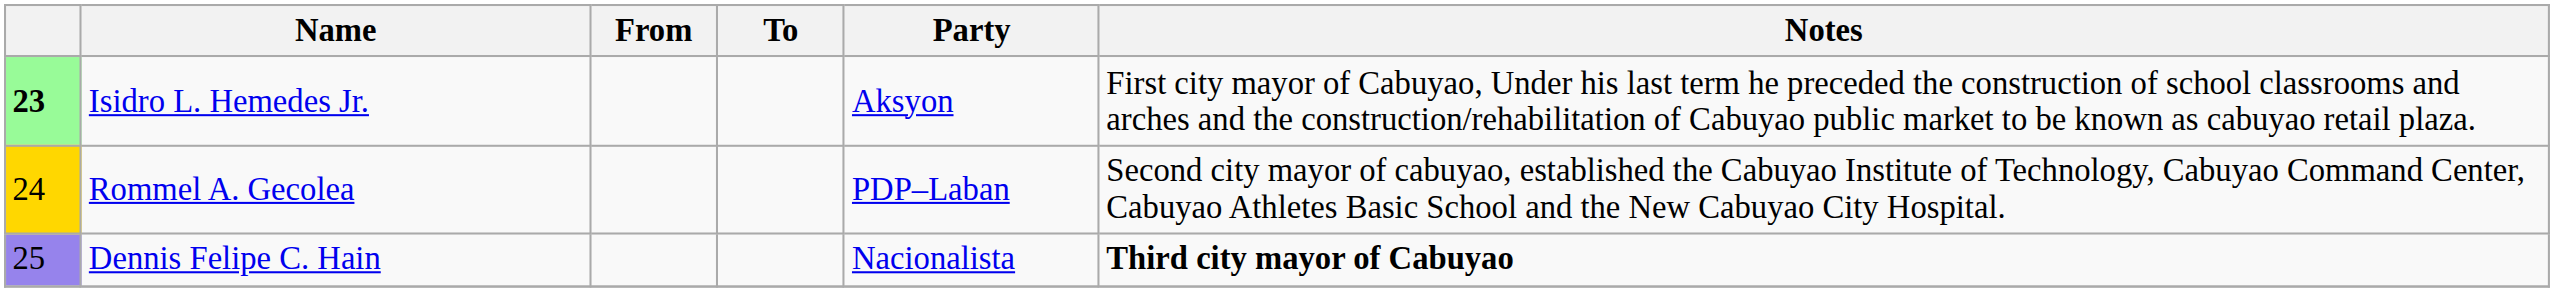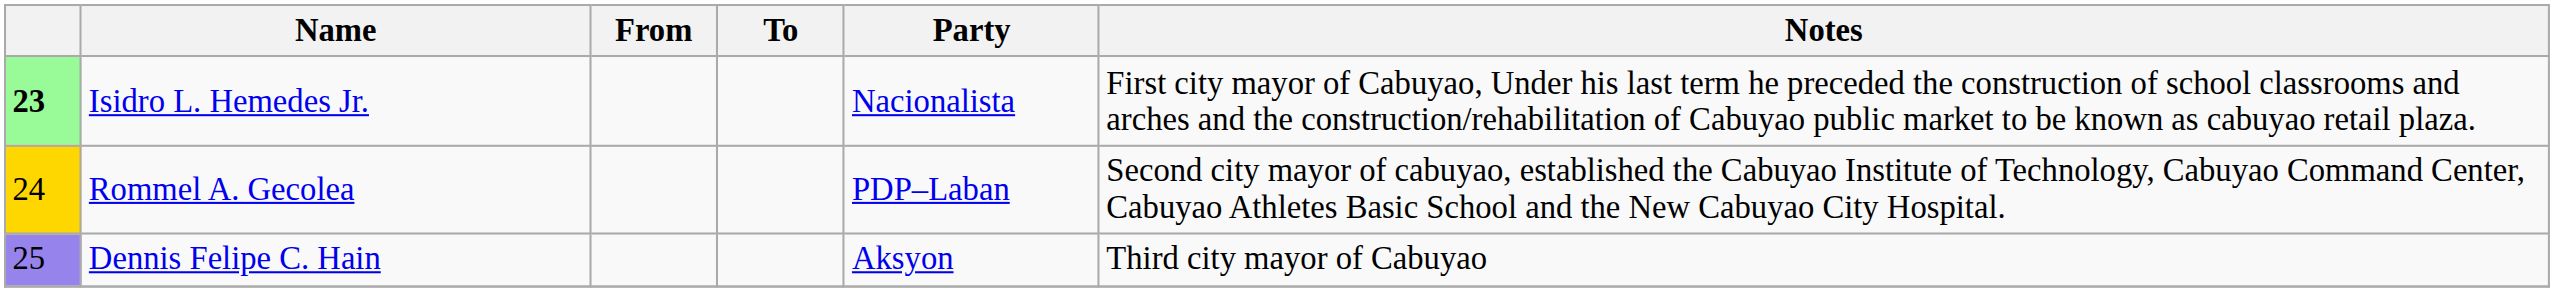(903, 100) Aksyon -> (934, 100) Nacionalista
(934, 259) Nacionalista -> (903, 259) Aksyon
(1310, 259) bold -> (1297, 259) normal
